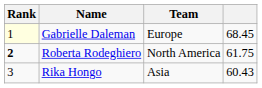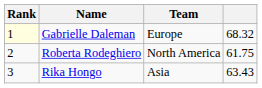(240, 33) 68.45 -> (240, 33) 68.32
(10, 53) bold -> (10, 53) normal
(240, 72) 60.43 -> (240, 72) 63.43
